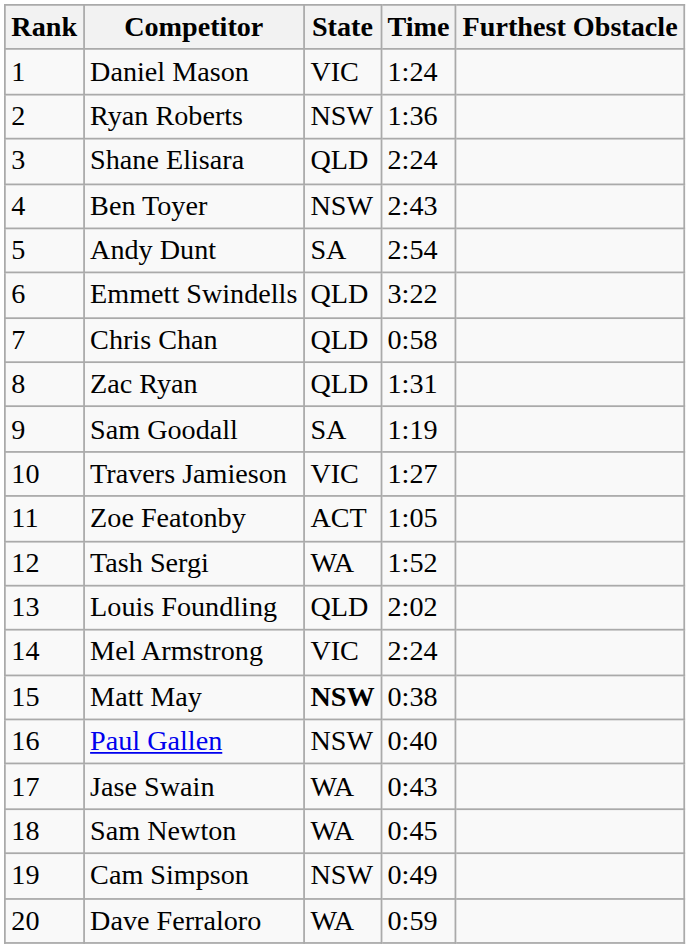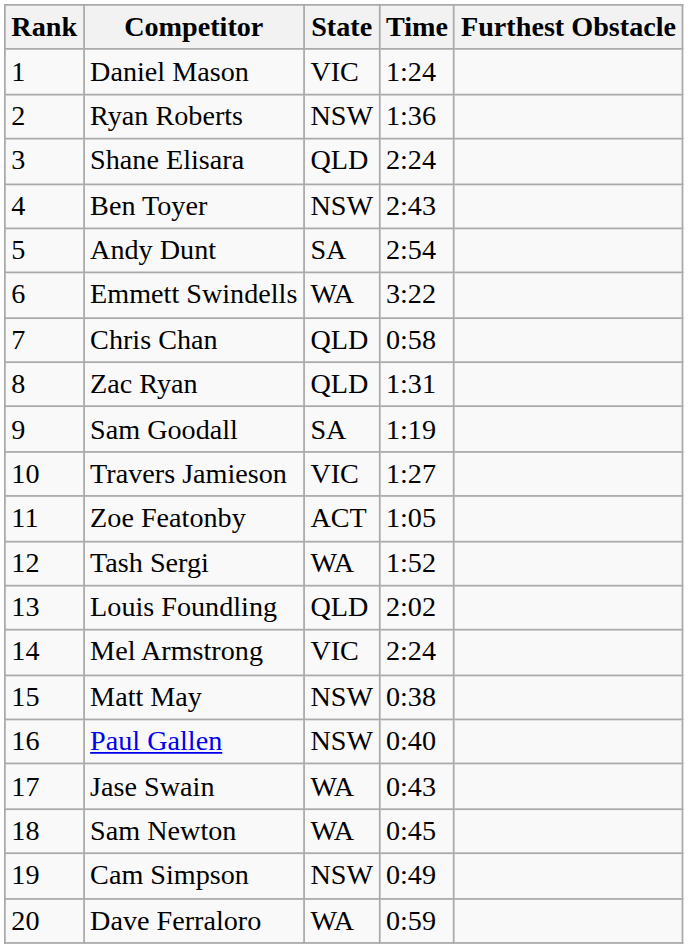(339, 294) QLD -> (332, 294) WA
(342, 696) bold -> (342, 696) normal
